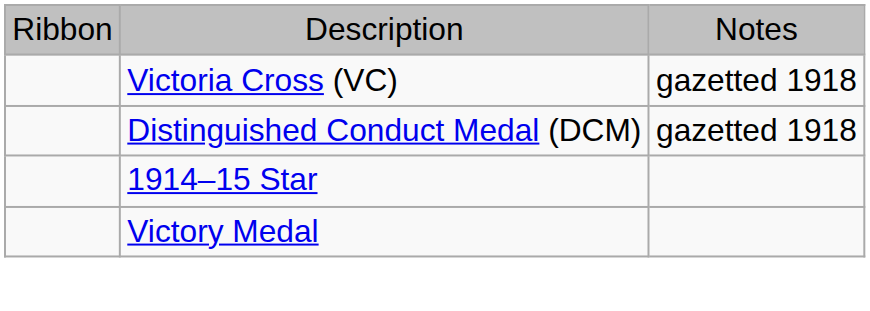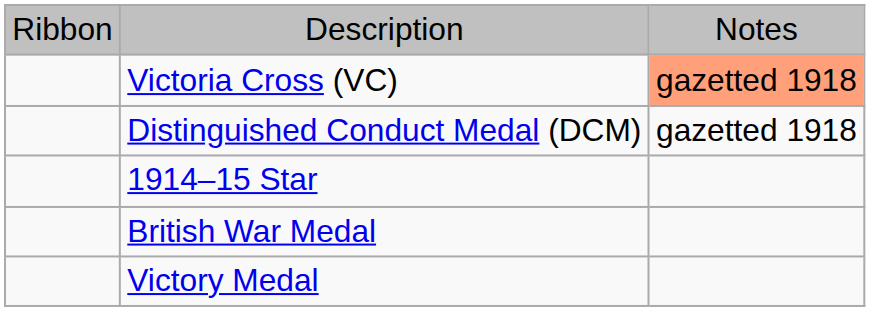(756, 79) no background -> (756, 79) lightsalmon background
+ row: (252, 230)
